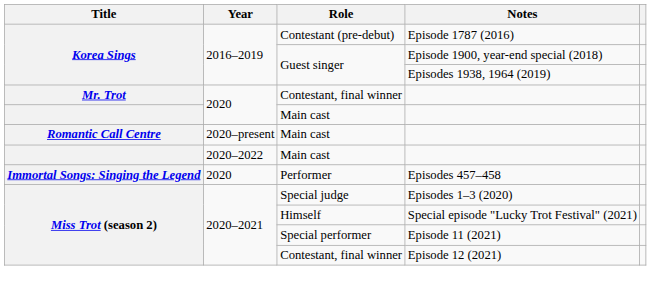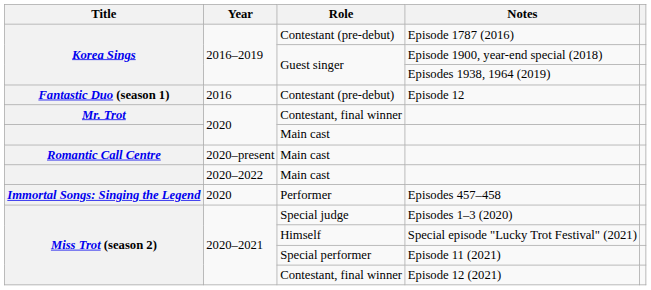+ row: (104, 94)
